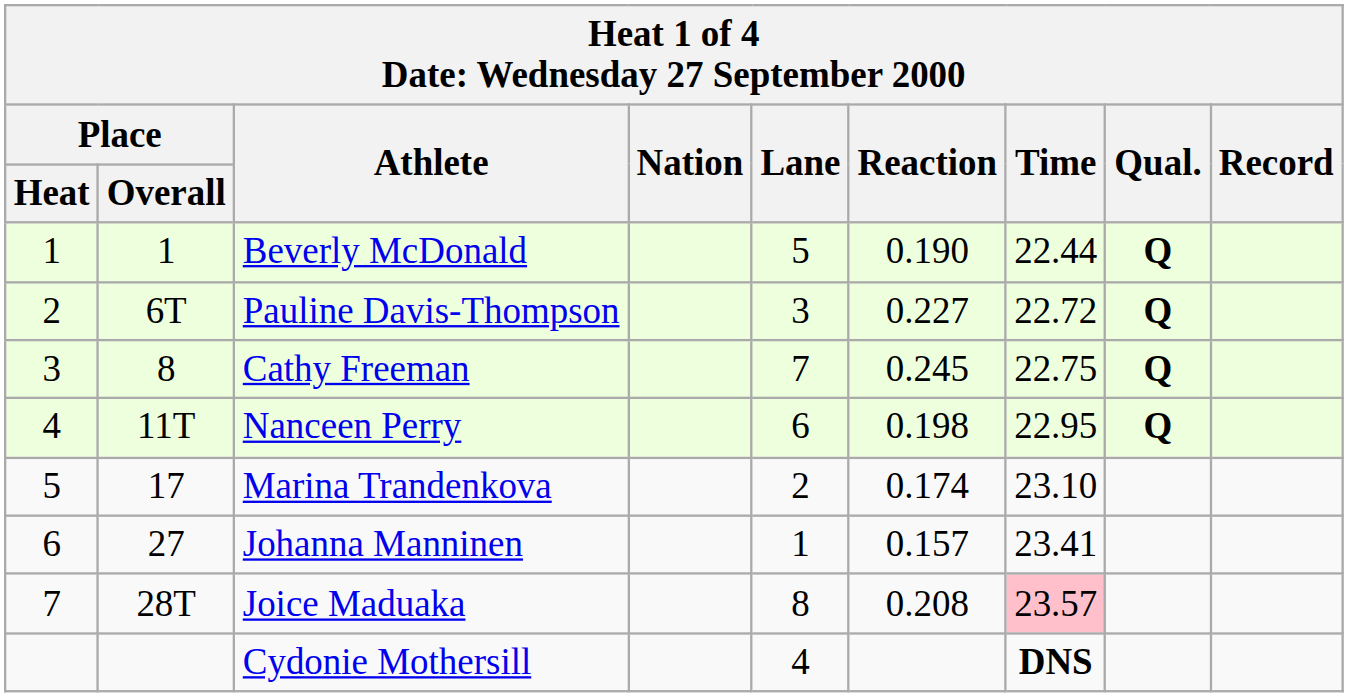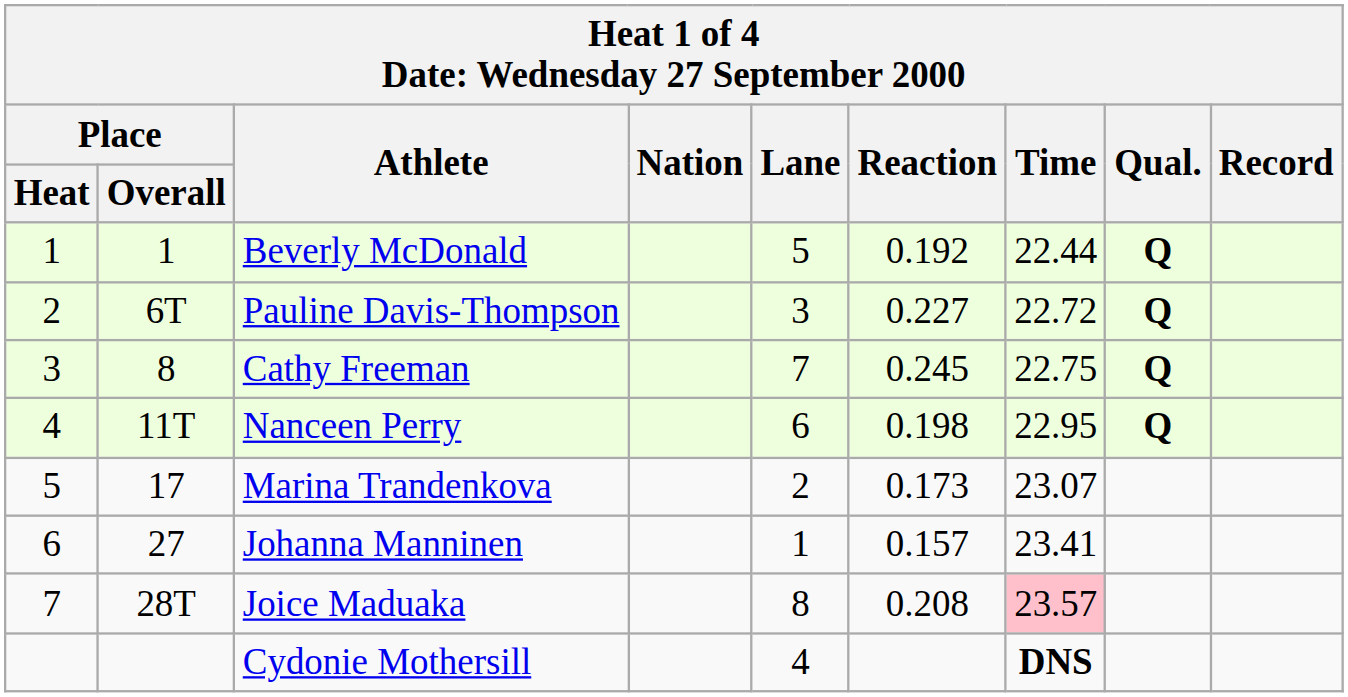(927, 251) 0.190 -> (927, 251) 0.192
(927, 485) 0.174 -> (927, 485) 0.173
(1056, 485) 23.10 -> (1056, 485) 23.07
